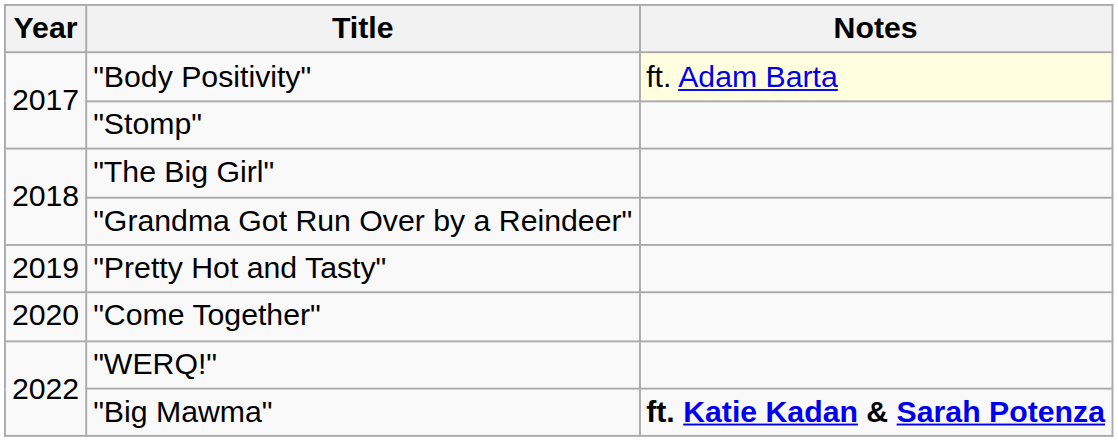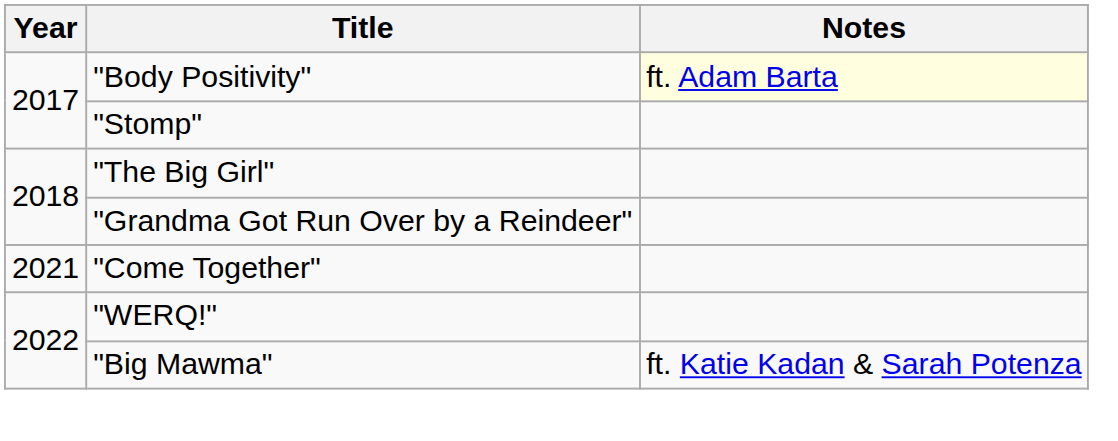- row: (240, 268)
(46, 316) 2020 -> (46, 268) 2021
(876, 412) bold -> (864, 364) normal
